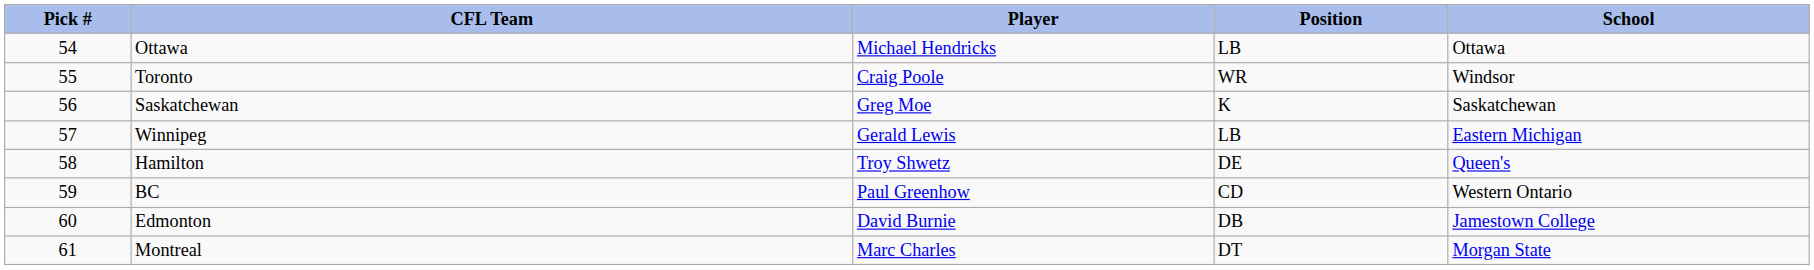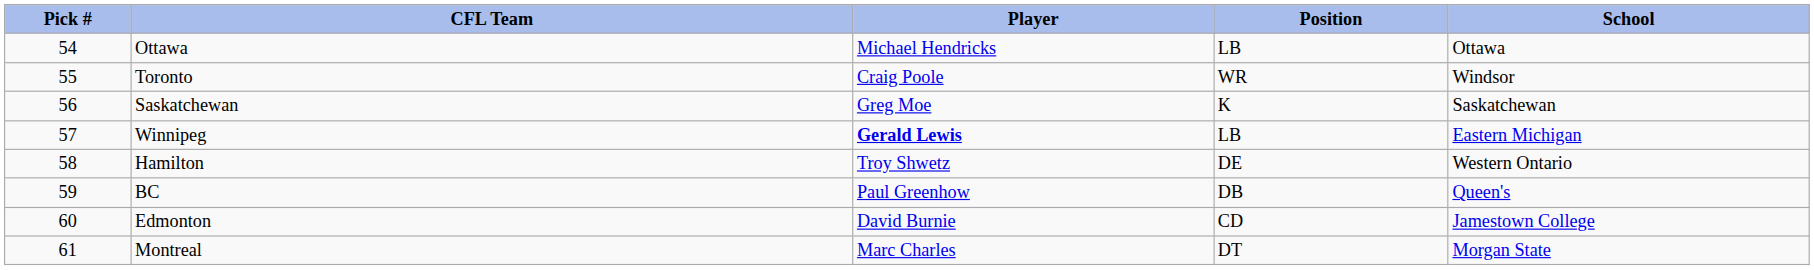(906, 134) normal -> (909, 134) bold
(1481, 163) Queen's -> (1512, 163) Western Ontario
(1231, 192) CD -> (1231, 192) DB
(1512, 192) Western Ontario -> (1481, 192) Queen's
(1231, 221) DB -> (1231, 221) CD
